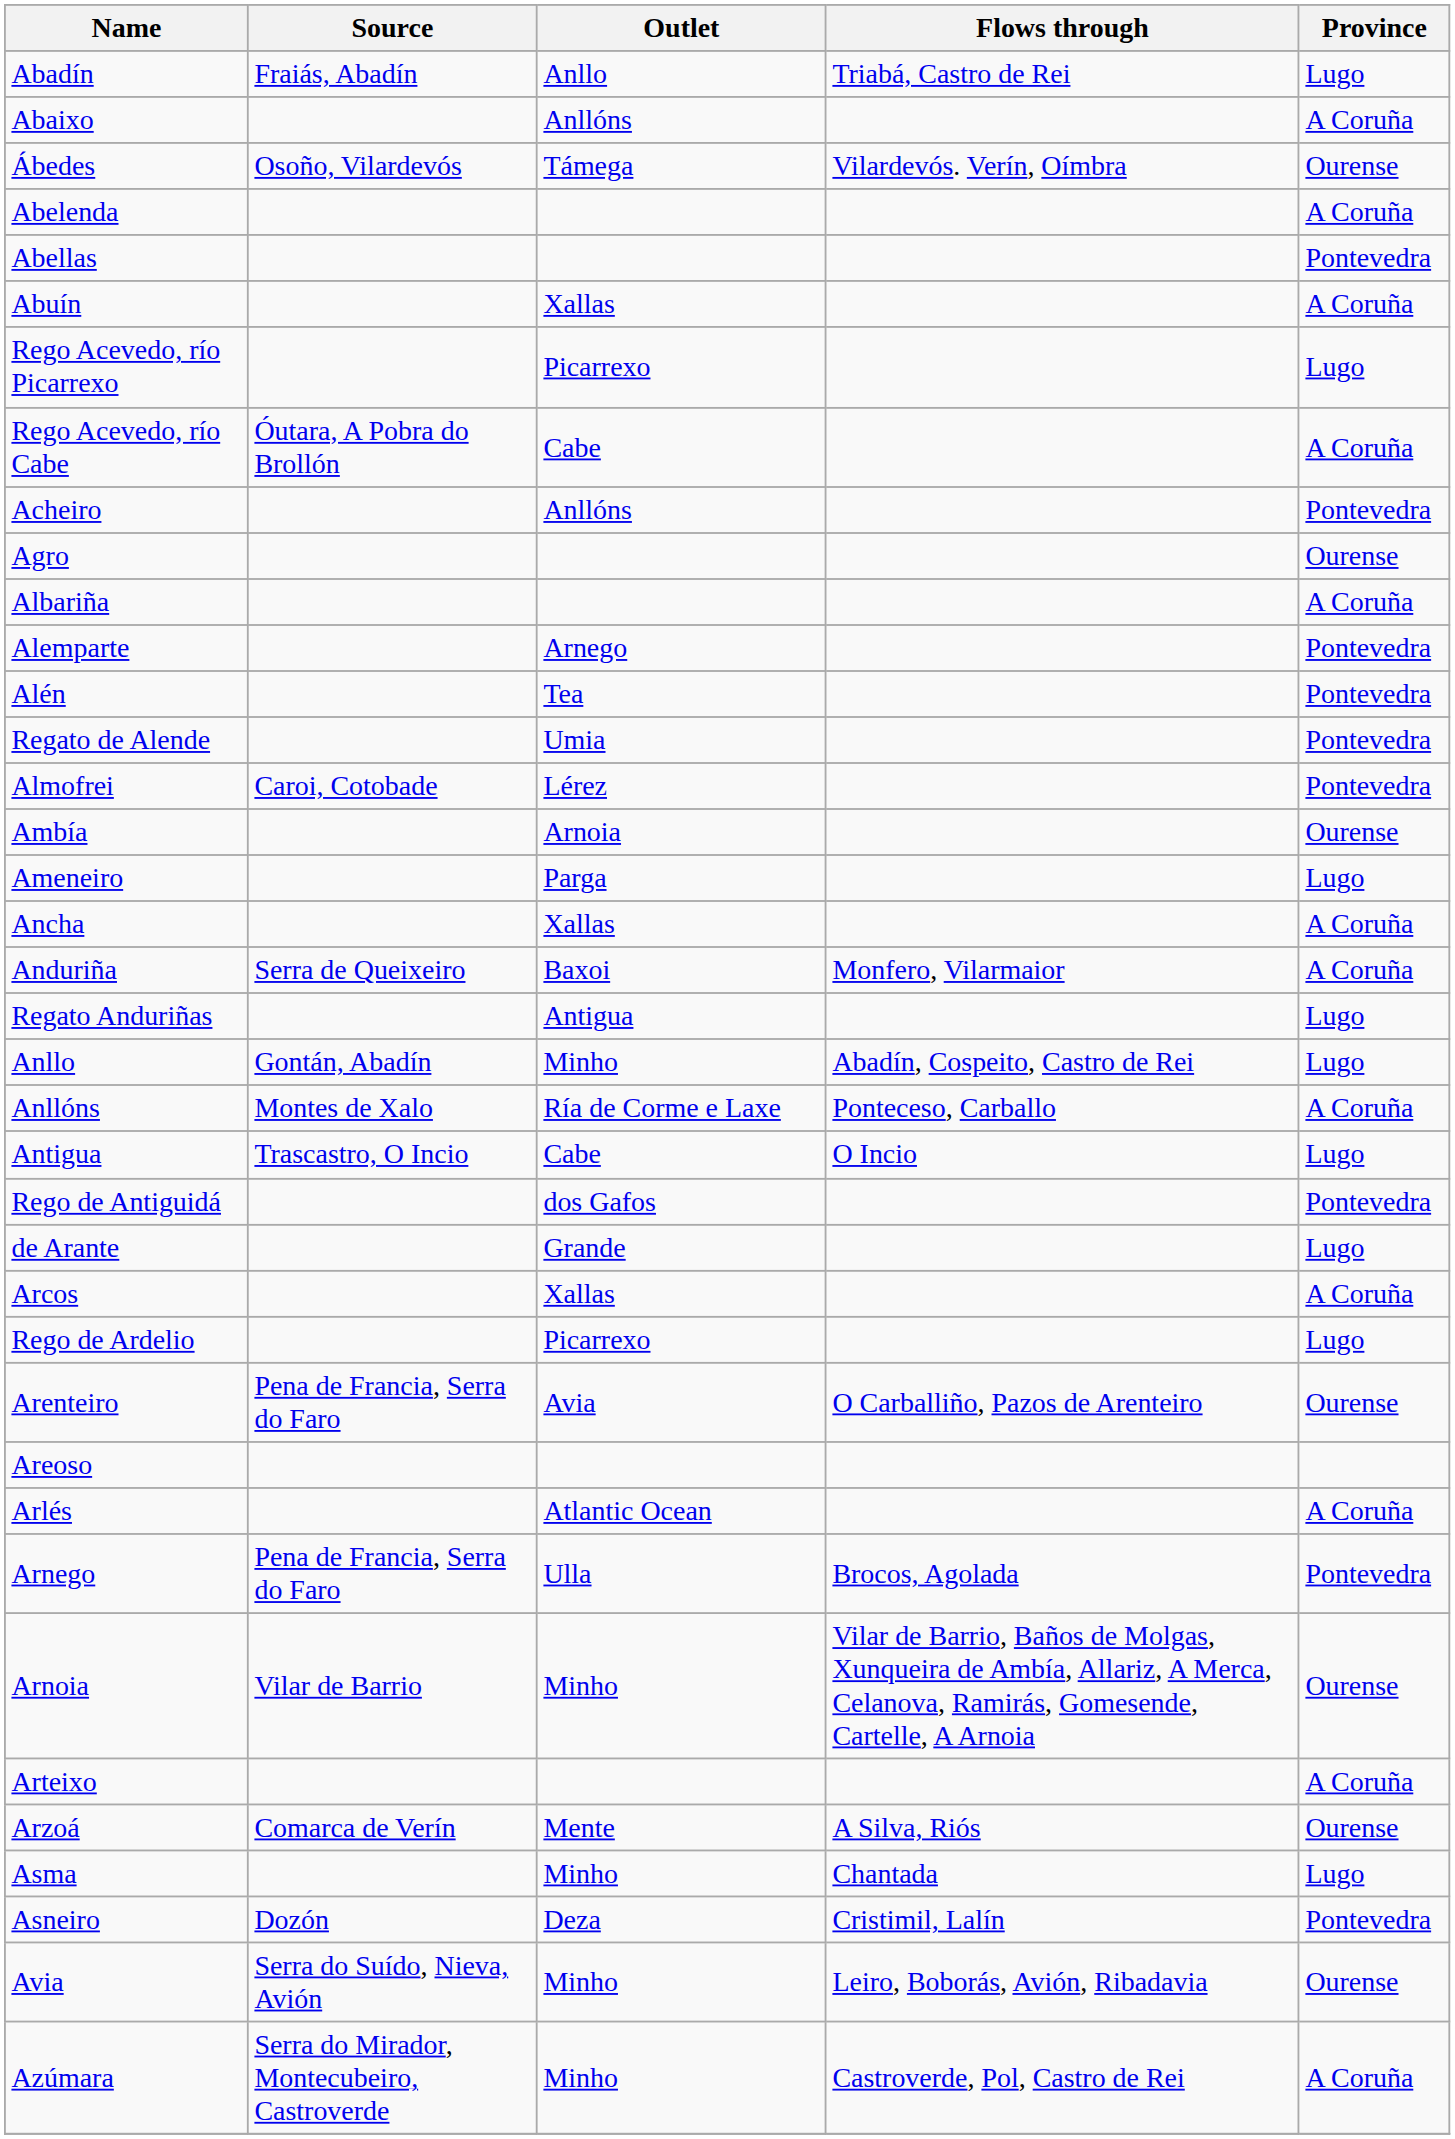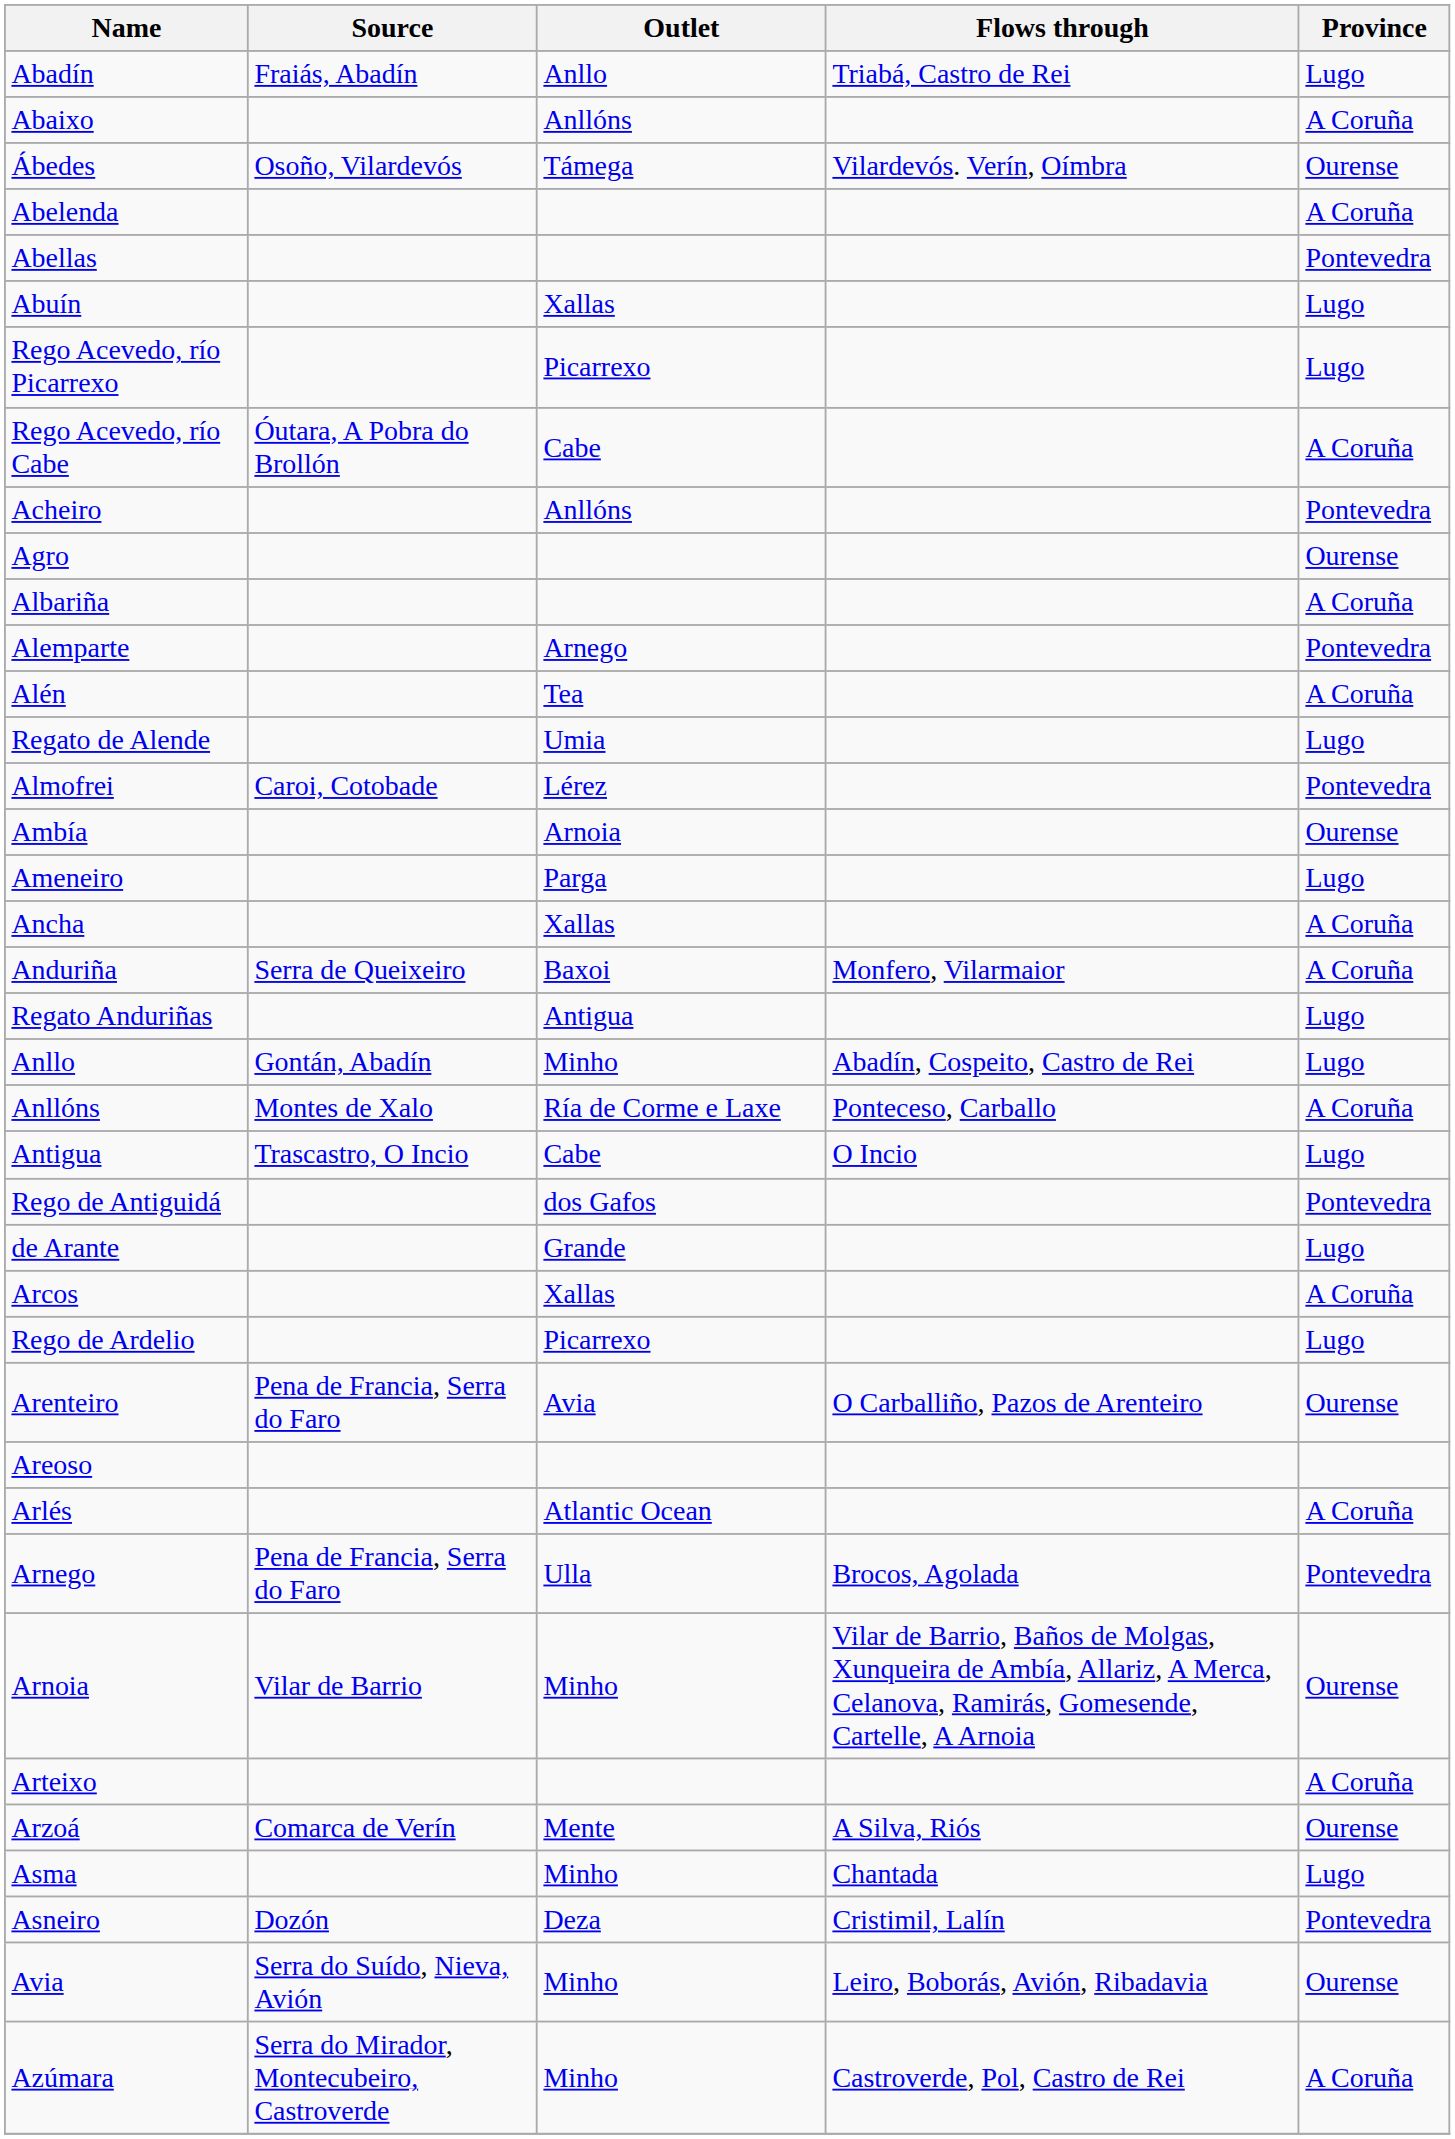(1359, 304) A Coruña -> (1335, 304) Lugo
(1368, 693) Pontevedra -> (1359, 693) A Coruña
(1368, 739) Pontevedra -> (1335, 739) Lugo
